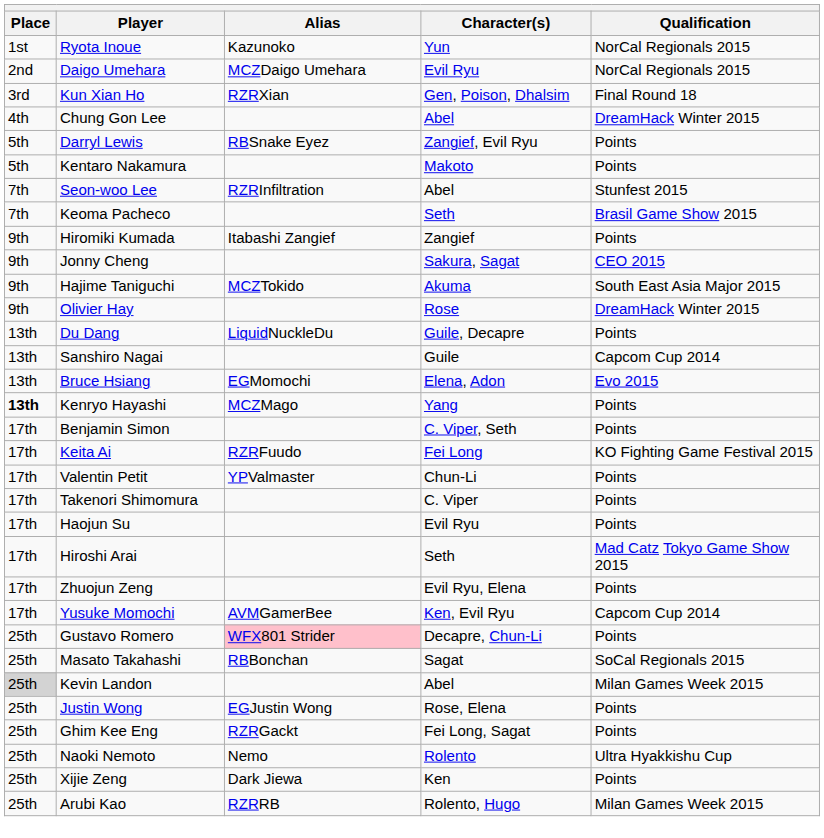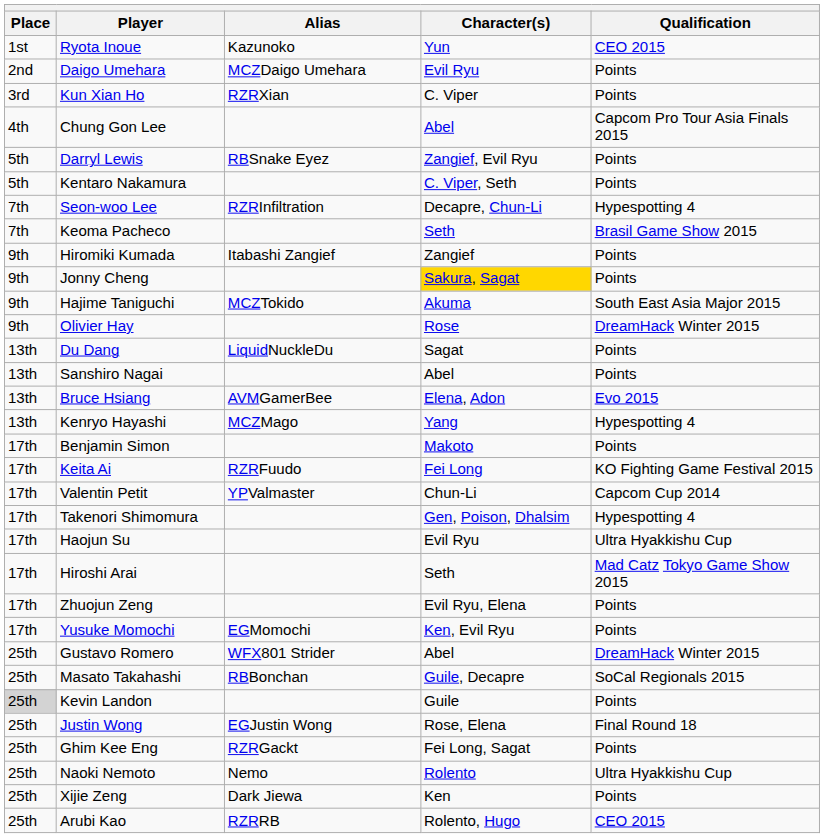(672, 47) NorCal Regionals 2015 -> (630, 47) CEO 2015
(672, 71) NorCal Regionals 2015 -> (616, 71) Points
(497, 94) Gen, Poison, Dhalsim -> (451, 94) C. Viper
(646, 94) Final Round 18 -> (616, 94) Points
(677, 118) DreamHack Winter 2015 -> (692, 127) Capcom Pro Tour Asia Finals 2015
(449, 166) Makoto -> (470, 183) C. Viper, Seth
(439, 190) Abel -> (483, 207) Decapre, Chun-Li
(641, 190) Stunfest 2015 -> (645, 207) Hypespotting 4
(472, 261) no background -> (472, 278) gold background
(630, 261) CEO 2015 -> (616, 278) Points
(474, 333) Guile, Decapre -> (444, 350) Sagat
(442, 357) Guile -> (439, 374) Abel
(657, 357) Capcom Cup 2014 -> (616, 374) Points
(269, 381) EGMomochi -> (280, 398) AVMGamerBee
(23, 404) bold -> (23, 421) normal
(616, 404) Points -> (645, 421) Hypespotting 4
(470, 428) C. Viper, Seth -> (449, 445) Makoto
(616, 476) Points -> (657, 493) Capcom Cup 2014
(451, 500) C. Viper -> (497, 517) Gen, Poison, Dhalsim
(616, 500) Points -> (645, 517) Hypespotting 4
(616, 524) Points -> (663, 541) Ultra Hyakkishu Cup
(280, 612) AVMGamerBee -> (269, 629) EGMomochi
(657, 612) Capcom Cup 2014 -> (616, 629) Points
(281, 636) pink background -> (281, 653) no background
(483, 636) Decapre, Chun-Li -> (439, 653) Abel
(616, 636) Points -> (677, 653) DreamHack Winter 2015
(444, 660) Sagat -> (474, 677) Guile, Decapre
(439, 684) Abel -> (442, 701) Guile
(679, 684) Milan Games Week 2015 -> (616, 701) Points
(616, 708) Points -> (646, 725) Final Round 18
(679, 803) Milan Games Week 2015 -> (630, 820) CEO 2015
